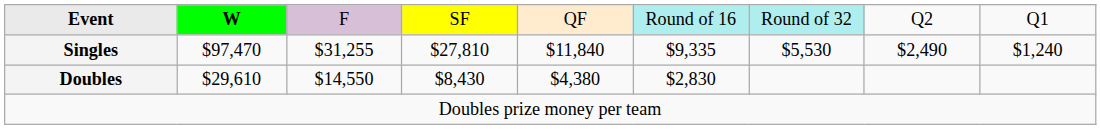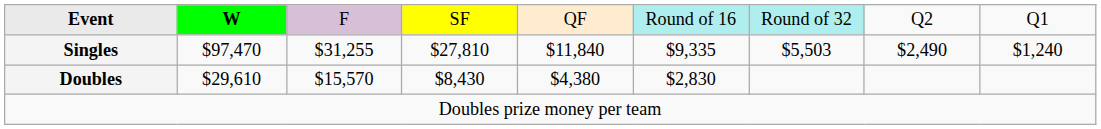(806, 49) $5,530 -> (806, 49) $5,503
(344, 79) $14,550 -> (344, 79) $15,570
